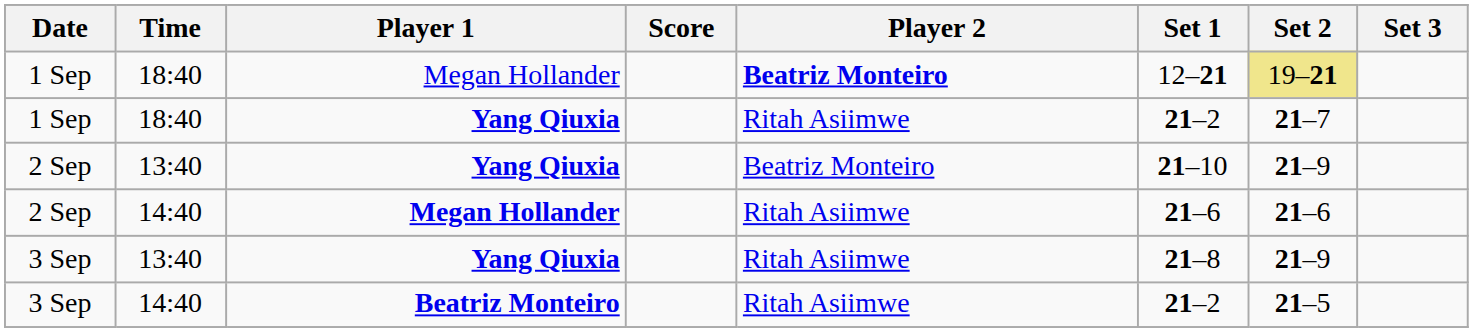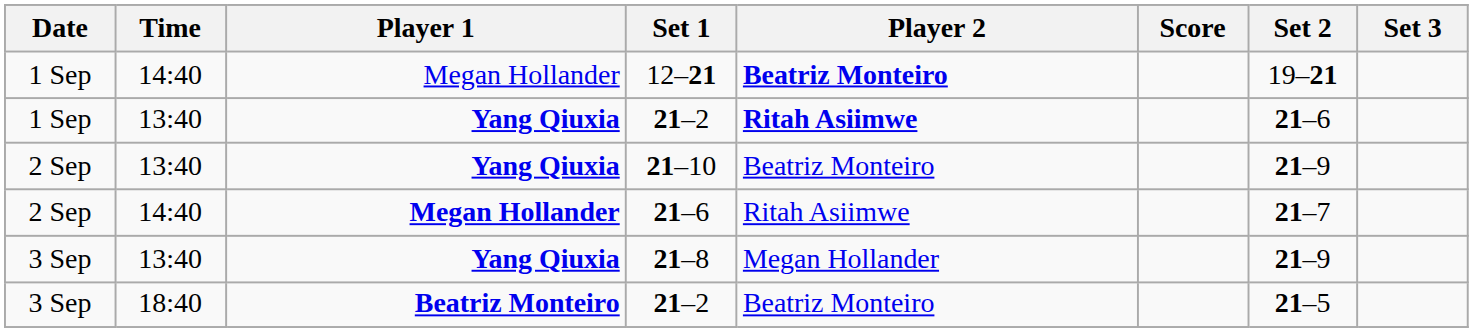columns swapped: (681, 27) <-> (1192, 27)
(170, 74) 18:40 -> (170, 74) 14:40
(1303, 74) khaki background -> (1303, 74) no background
(170, 120) 18:40 -> (170, 120) 13:40
(826, 120) normal -> (830, 120) bold
(1303, 120) 21–7 -> (1303, 120) 21–6
(1303, 212) 21–6 -> (1303, 212) 21–7
(826, 258) Ritah Asiimwe -> (841, 258) Megan Hollander
(170, 304) 14:40 -> (170, 304) 18:40
(826, 304) Ritah Asiimwe -> (839, 304) Beatriz Monteiro
